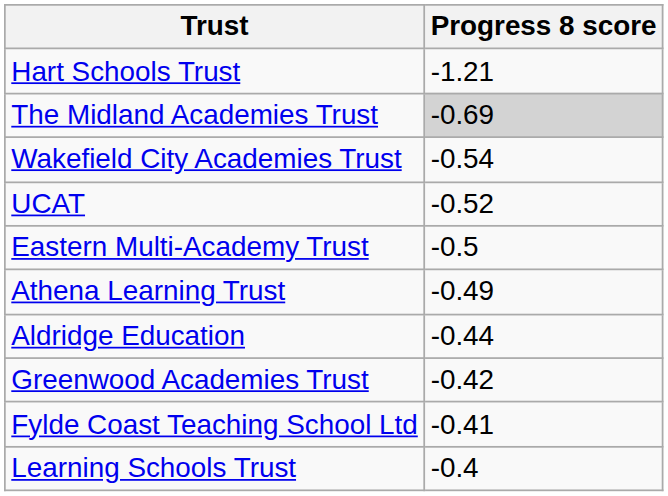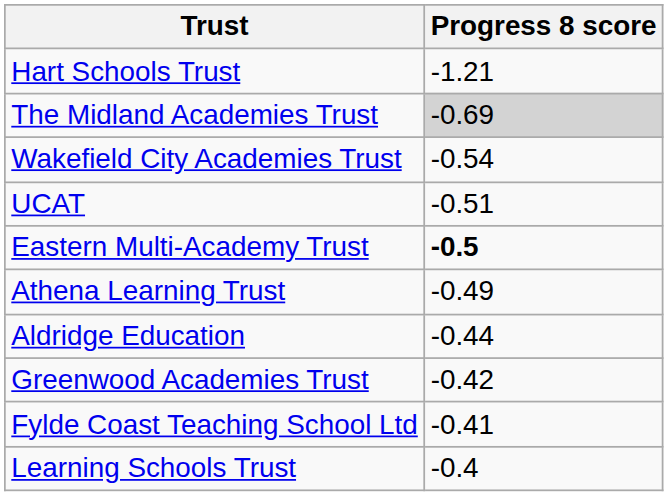(462, 203) -0.52 -> (462, 203) -0.51
(455, 247) normal -> (455, 247) bold
